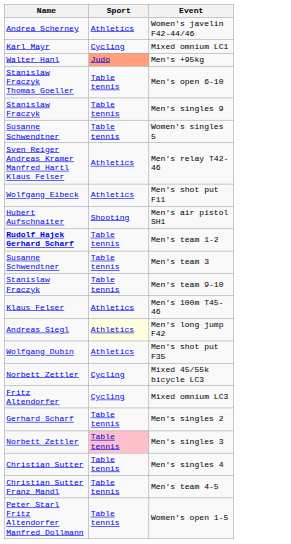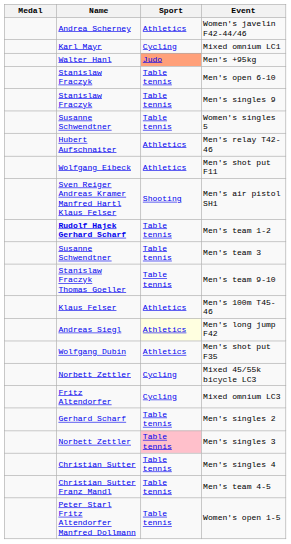+ column: (30, 11)
(40, 82) Stanislaw Fraczyk Thomas Goeller -> (80, 77) Stanislaw Fraczyk
(40, 163) Sven Reiger Andreas Kramer Manfred Hartl Klaus Felser -> (87, 145) Hubert Aufschnaiter
(35, 217) Hubert Aufschnaiter -> (92, 199) Sven Reiger Andreas Kramer Manfred Hartl Klaus Felser
(28, 285) Stanislaw Fraczyk -> (92, 280) Stanislaw Fraczyk Thomas Goeller
